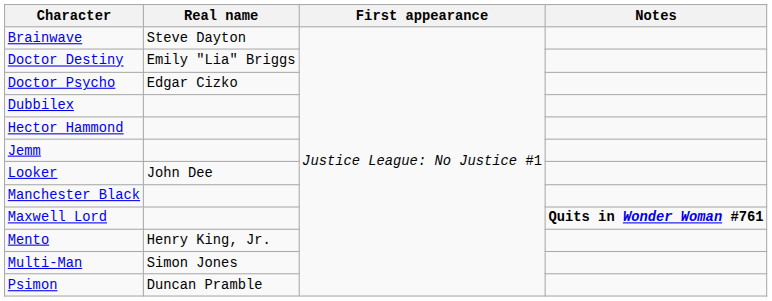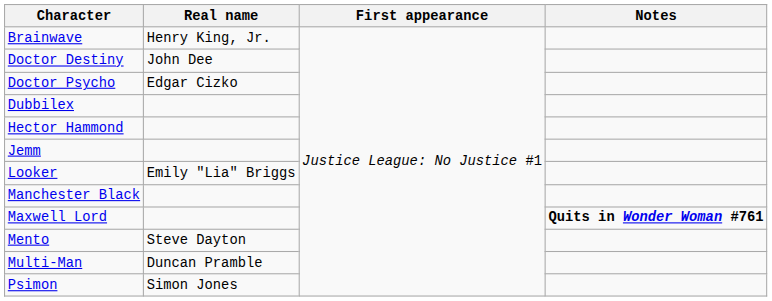(196, 38) Steve Dayton -> (209, 38) Henry King, Jr.
(221, 61) Emily "Lia" Briggs -> (180, 61) John Dee
(180, 173) John Dee -> (221, 173) Emily "Lia" Briggs
(209, 240) Henry King, Jr. -> (196, 240) Steve Dayton
(192, 263) Simon Jones -> (205, 263) Duncan Pramble
(205, 285) Duncan Pramble -> (192, 285) Simon Jones
